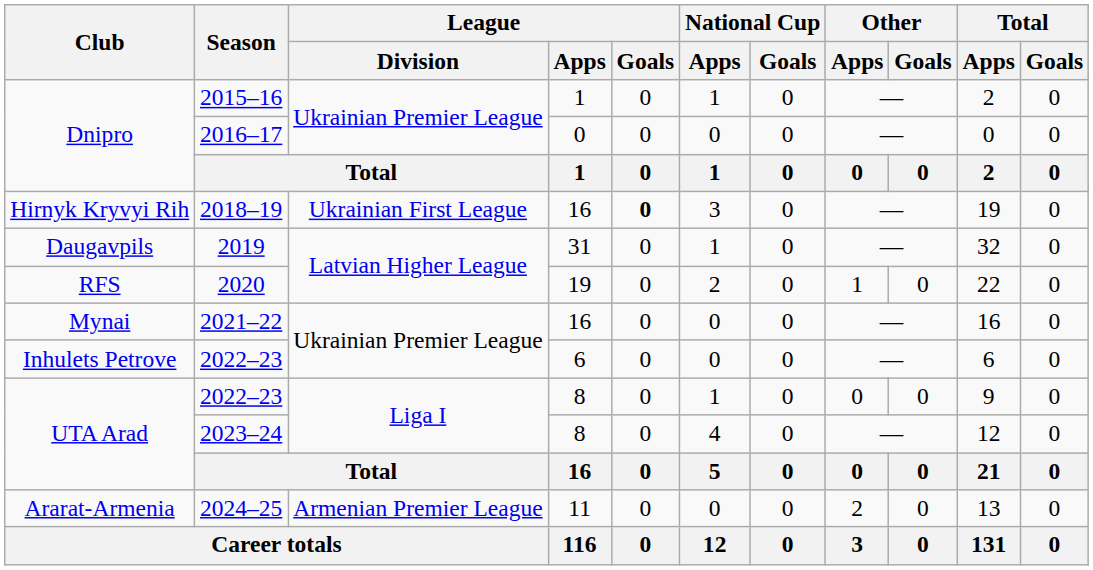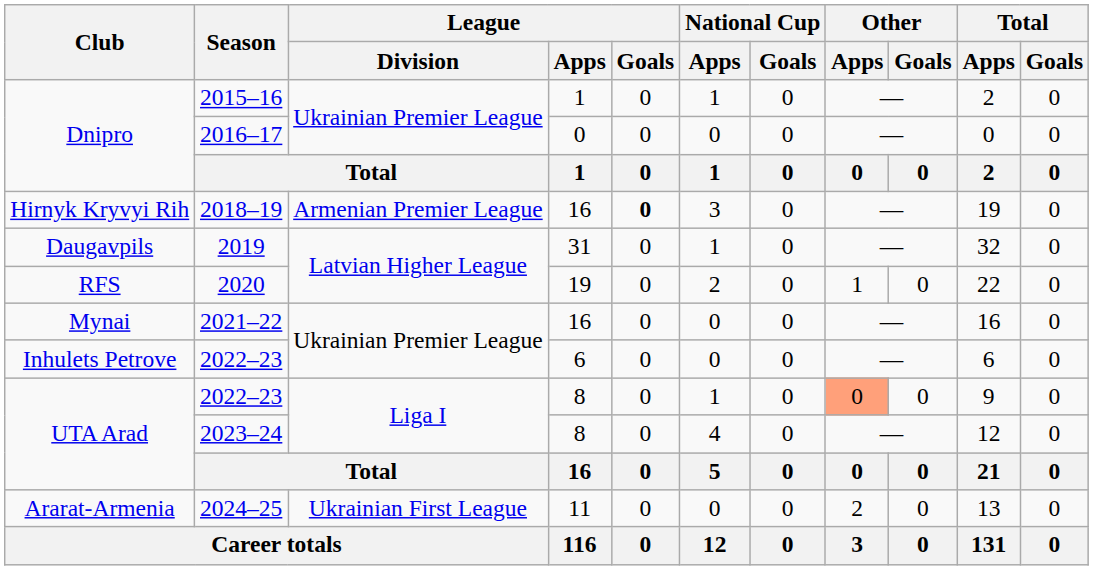(418, 209) Ukrainian First League -> (418, 209) Armenian Premier League
(857, 396) no background -> (857, 396) lightsalmon background
(418, 508) Armenian Premier League -> (418, 508) Ukrainian First League
